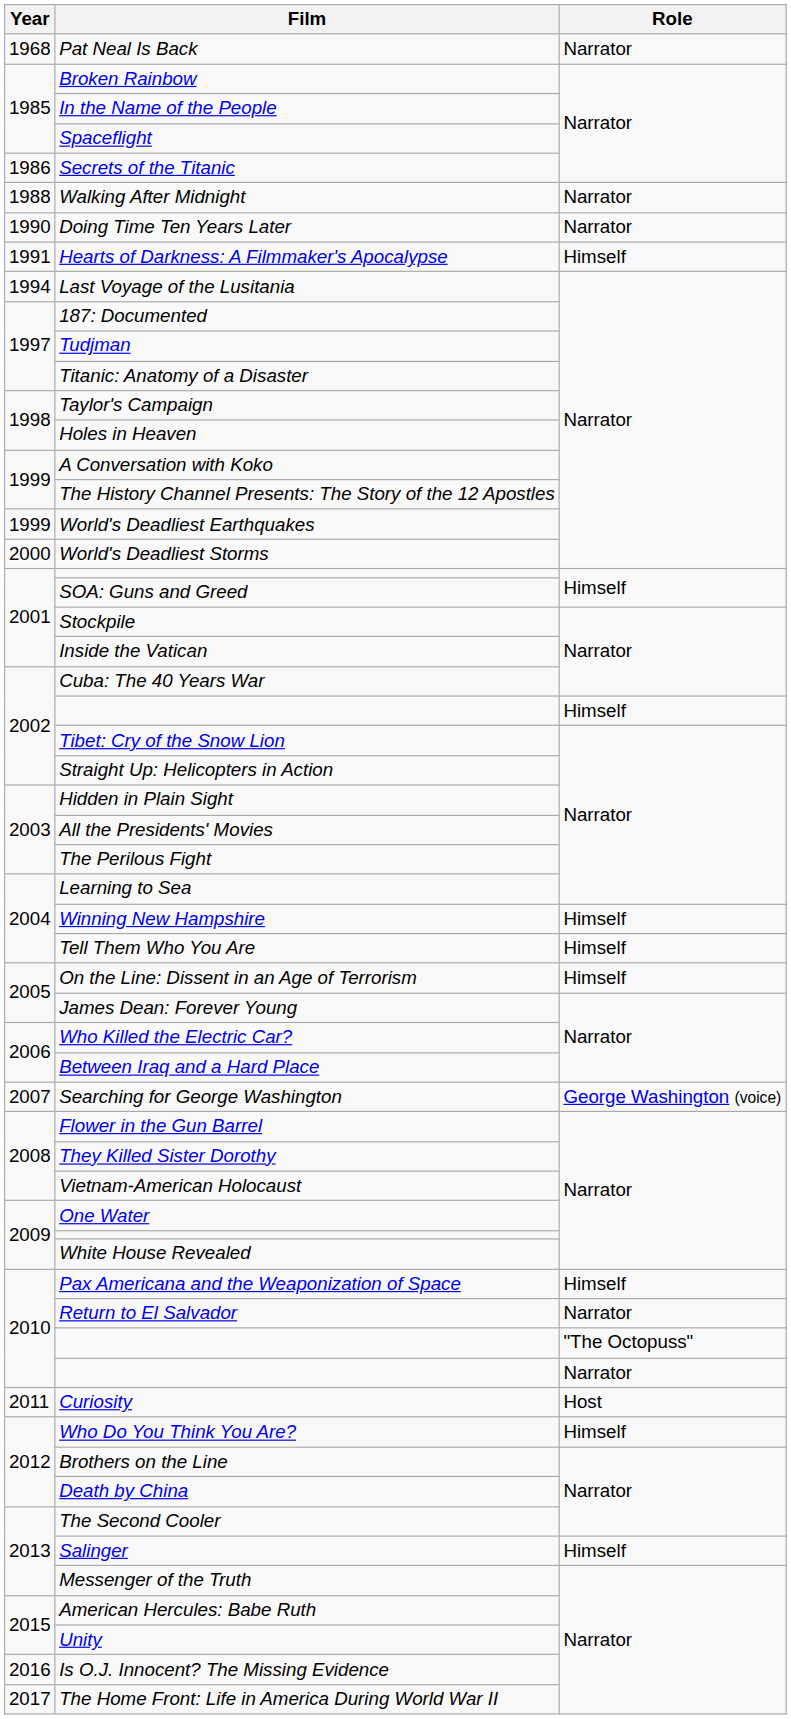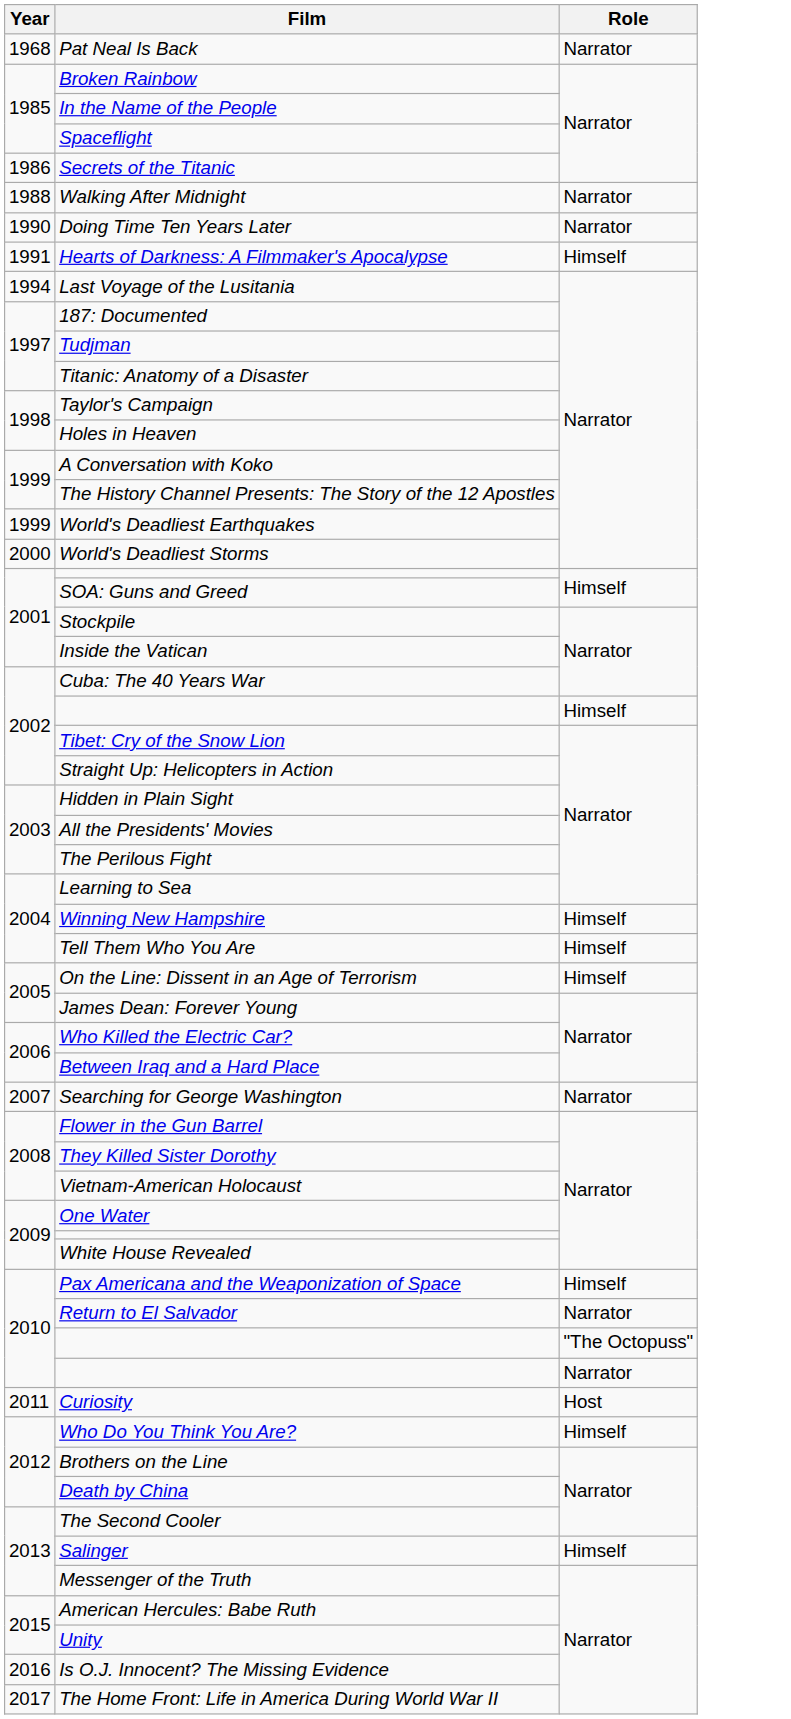(672, 1096) George Washington (voice) -> (598, 1096) Narrator
